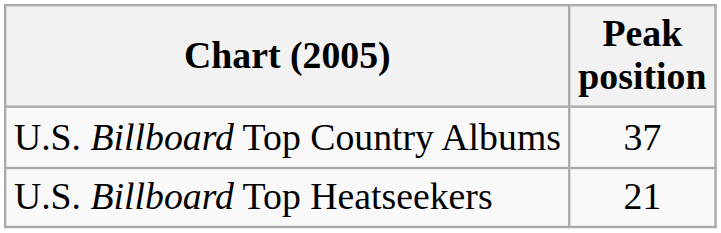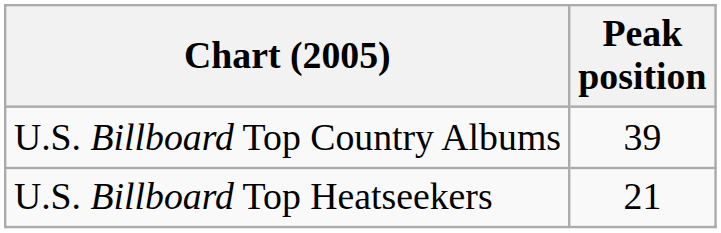(642, 136) 37 -> (642, 136) 39
